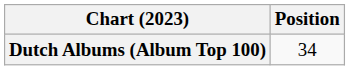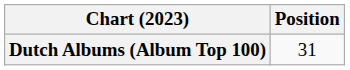(307, 49) 34 -> (307, 49) 31
